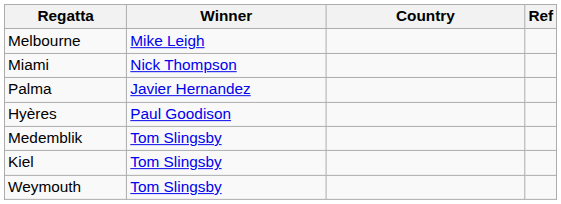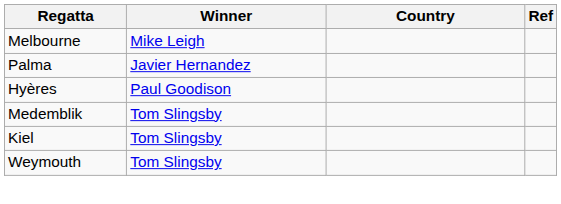- row: (29, 65)
